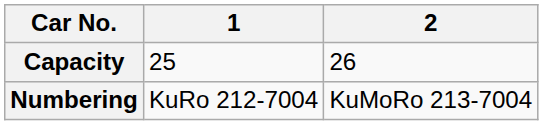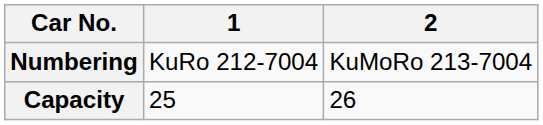rows swapped: (74, 100) <-> (74, 61)
